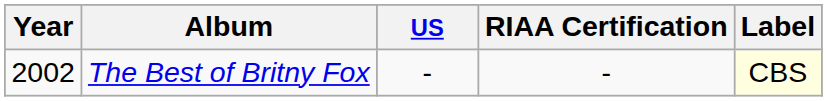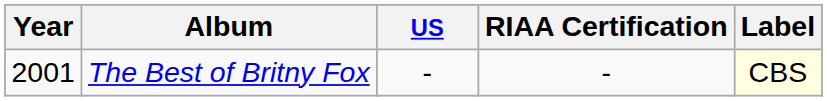(43, 72) 2002 -> (43, 72) 2001
